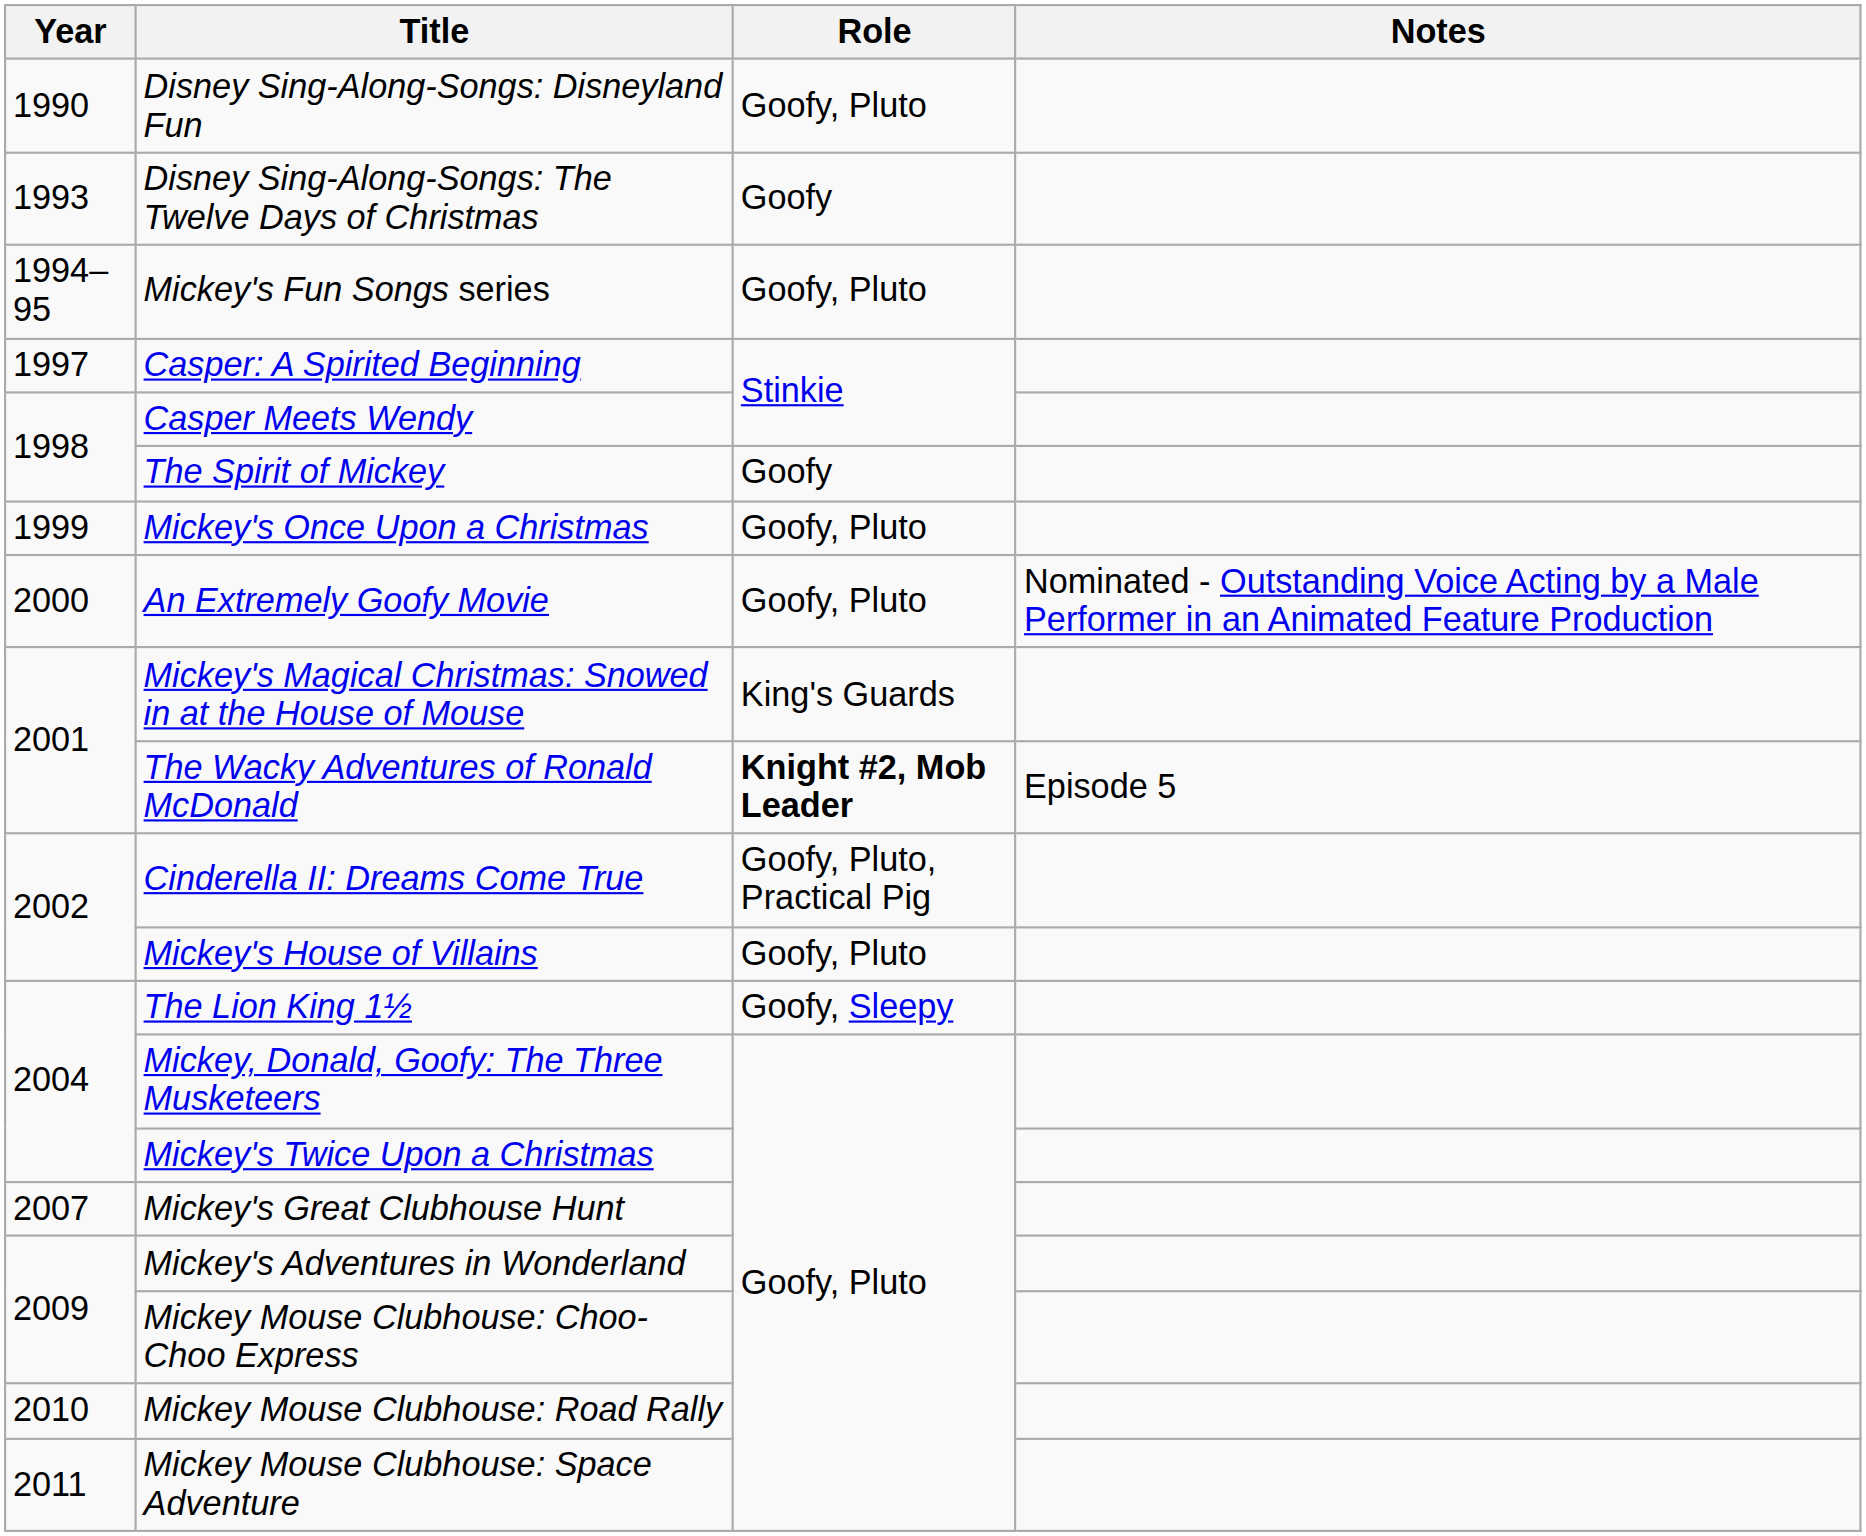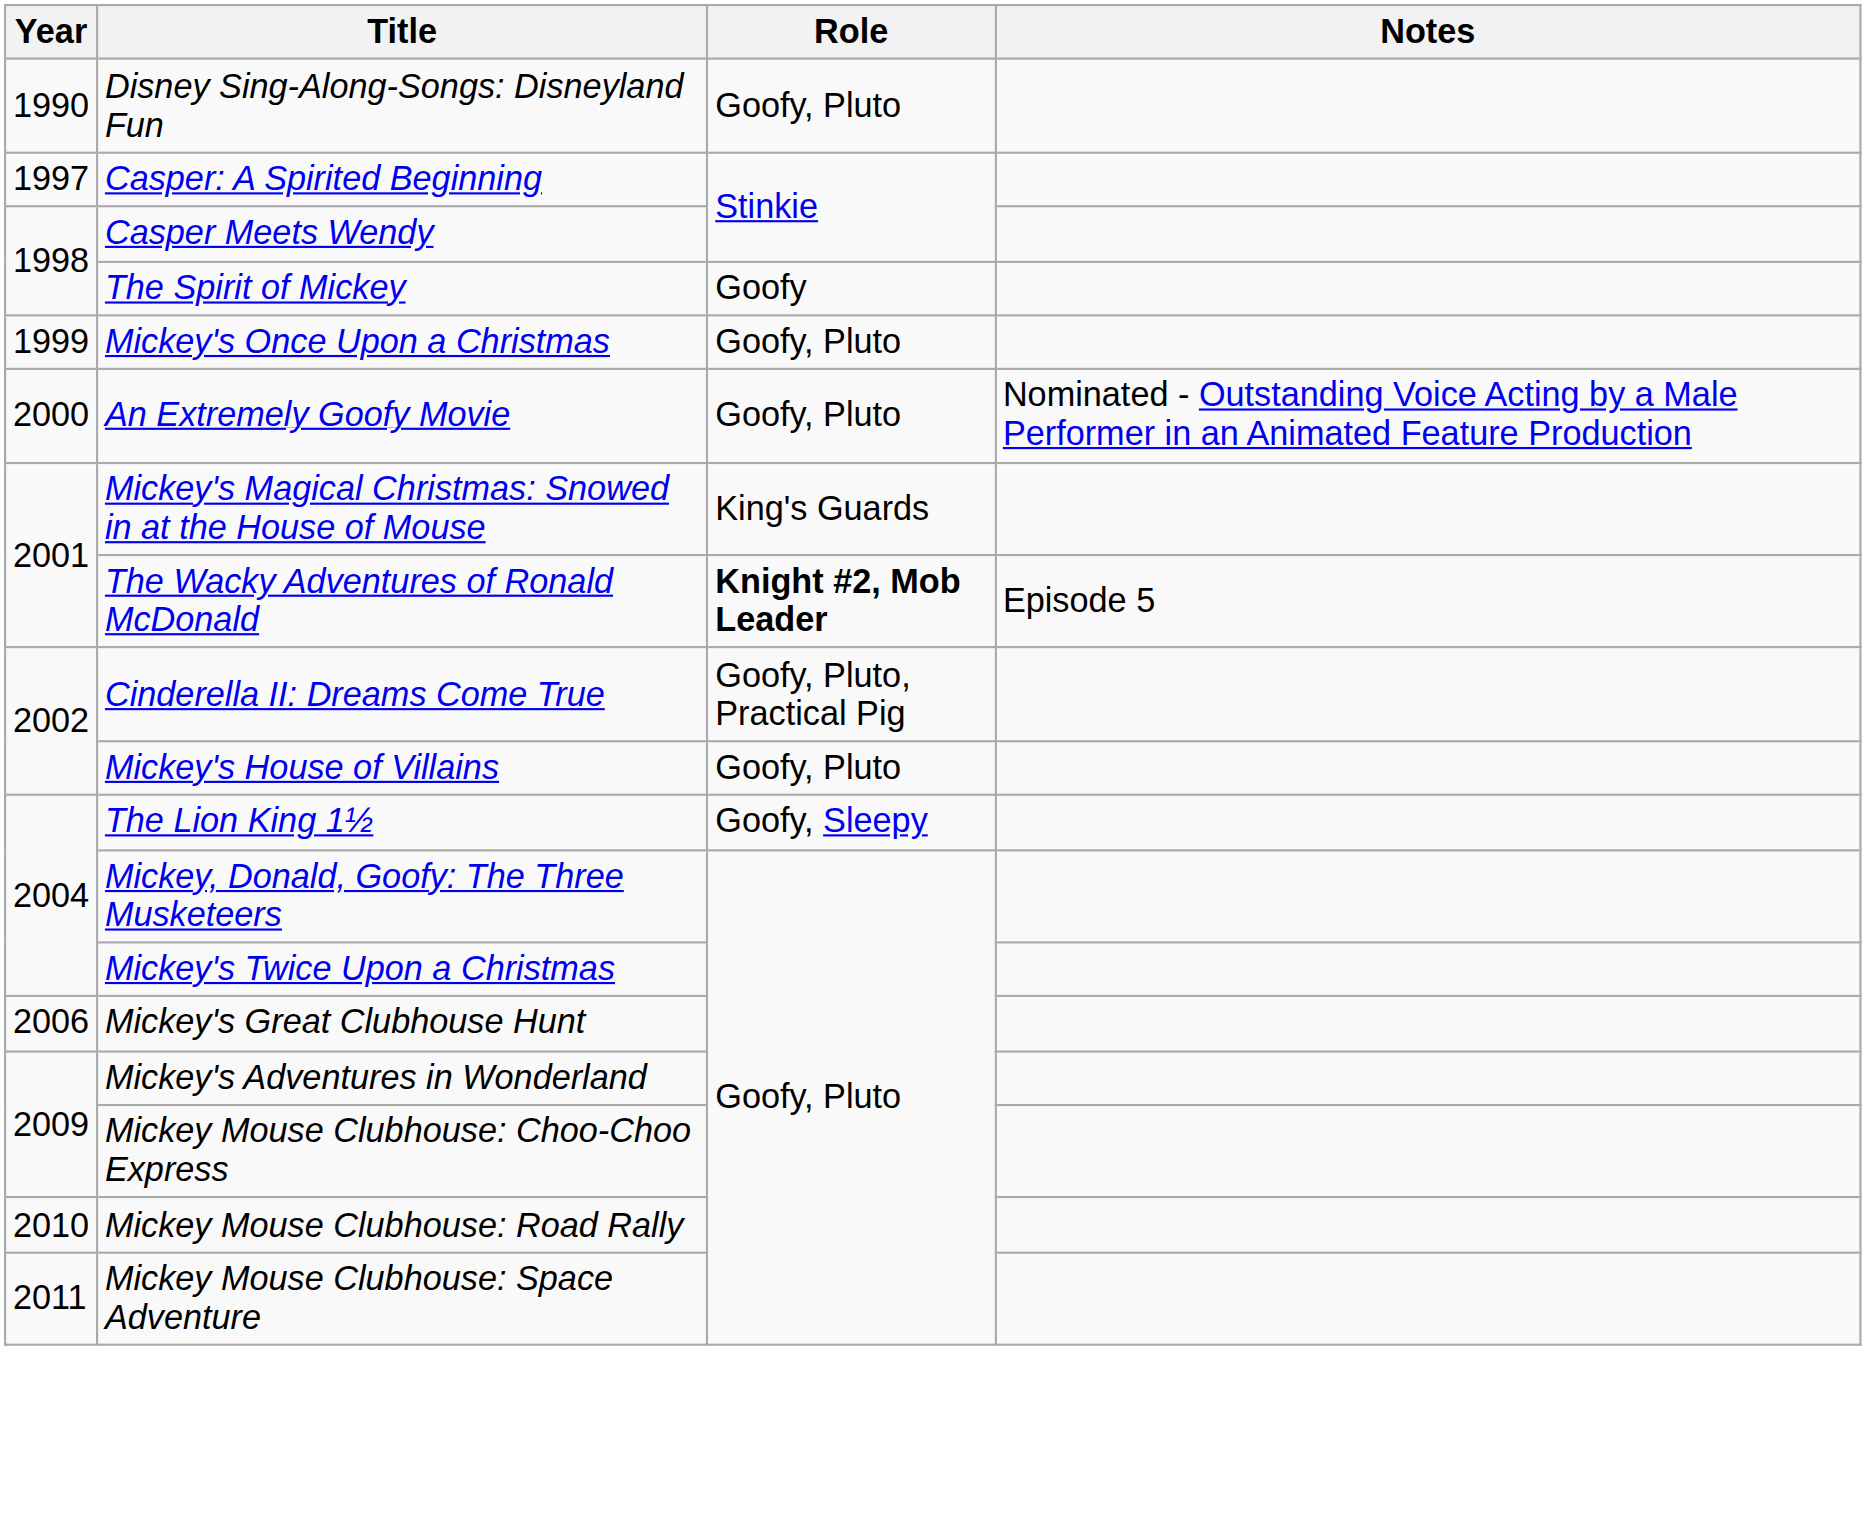- row: (378, 198)
- row: (347, 290)
(51, 1208) 2007 -> (51, 1023) 2006
